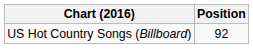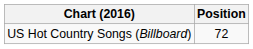(221, 33) 92 -> (221, 33) 72
